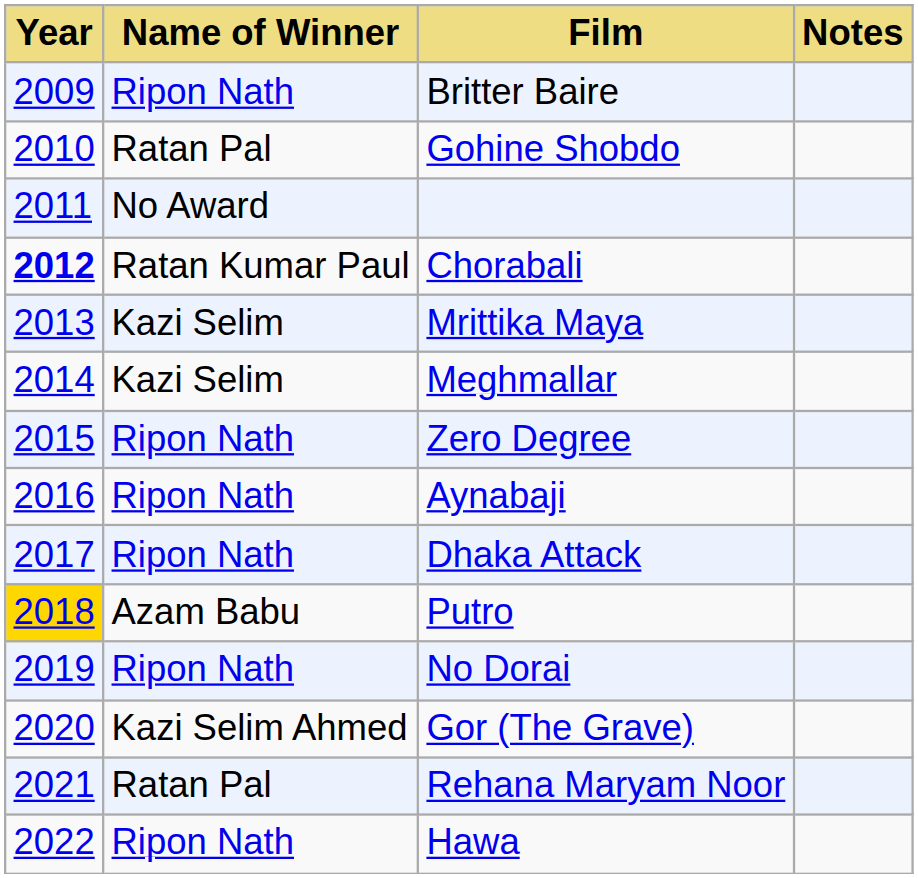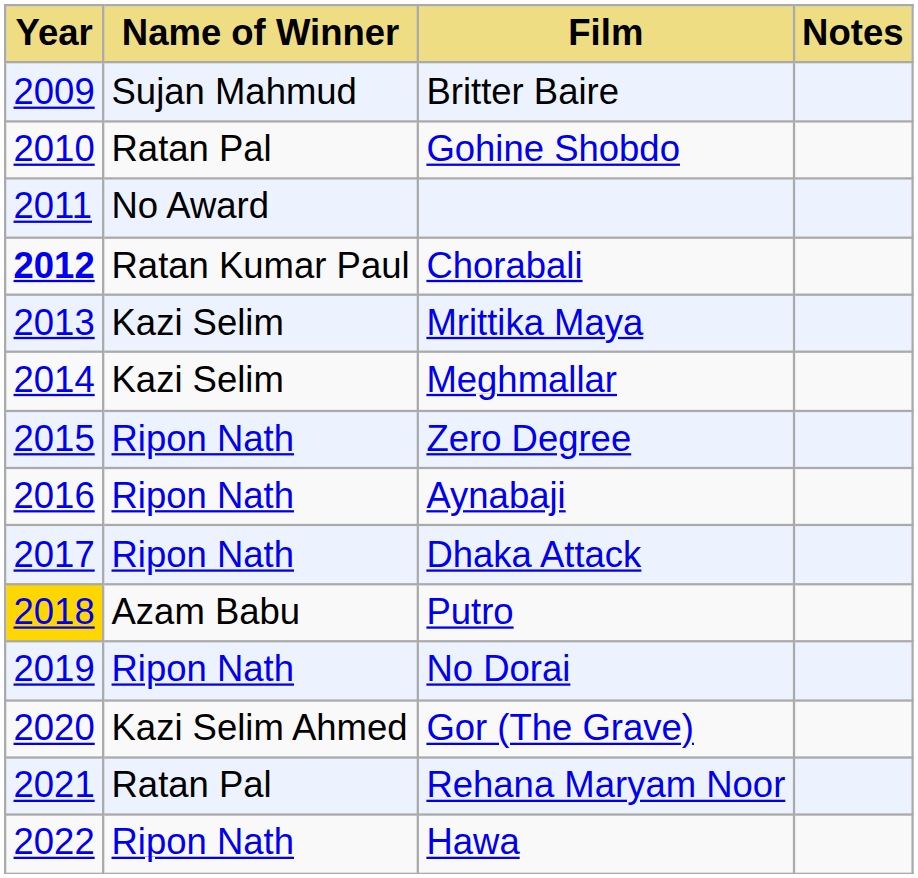(203, 91) Ripon Nath -> (234, 91) Sujan Mahmud
